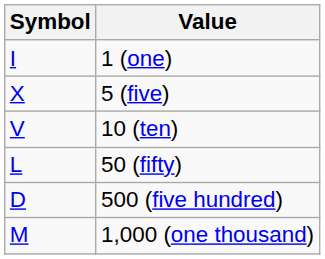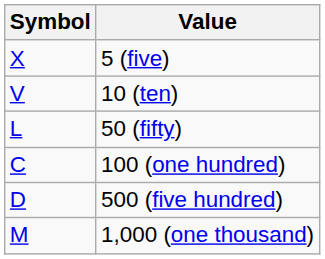- row: (137, 57)
+ row: (193, 164)
